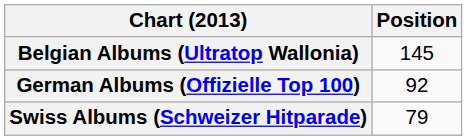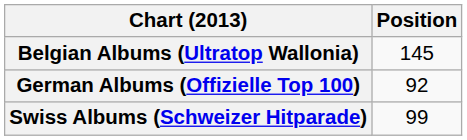(417, 118) 79 -> (417, 118) 99
